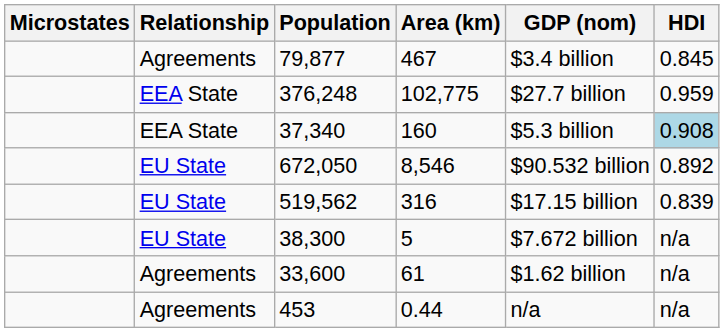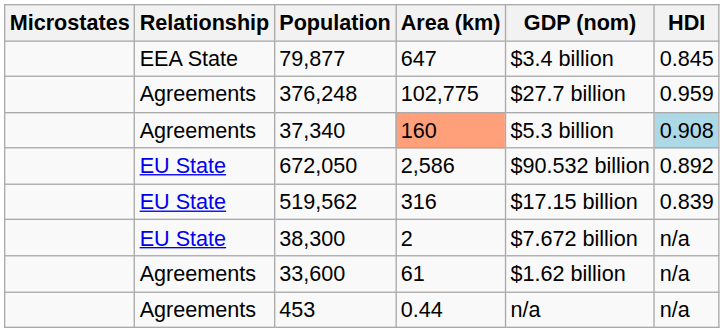(198, 58) Agreements -> (189, 58) EEA State
(419, 58) 467 -> (419, 58) 647
(189, 94) EEA State -> (198, 94) Agreements
(189, 130) EEA State -> (198, 130) Agreements
(419, 130) no background -> (419, 130) lightsalmon background
(428, 166) 8,546 -> (428, 166) 2,586
(407, 238) 5 -> (407, 238) 2
